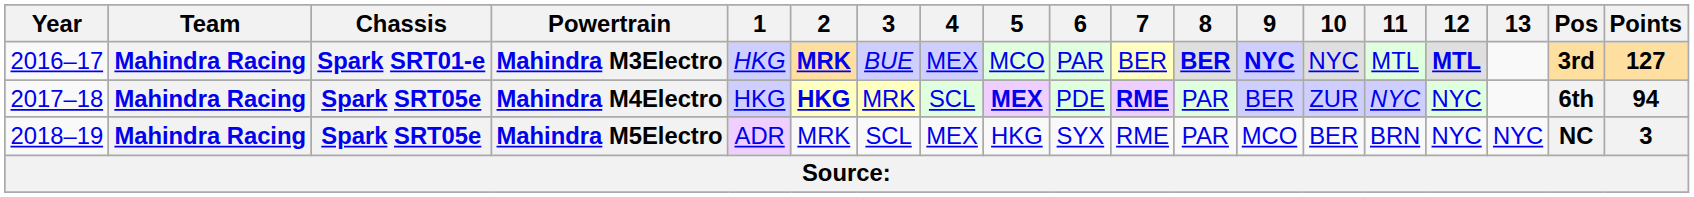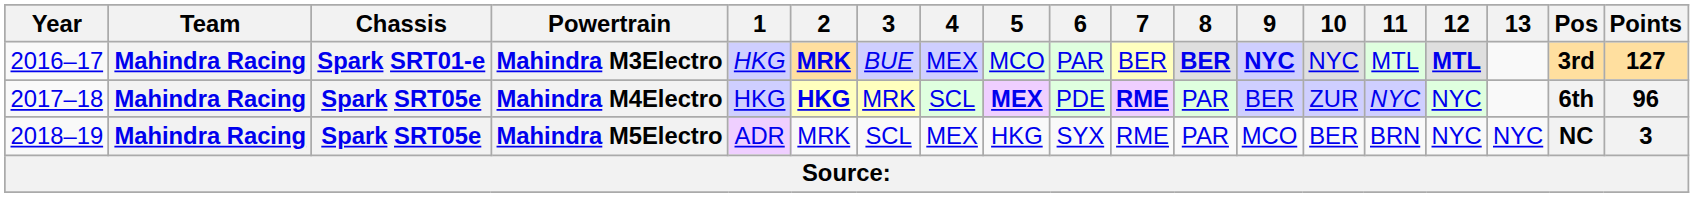(1646, 98) 94 -> (1646, 98) 96
